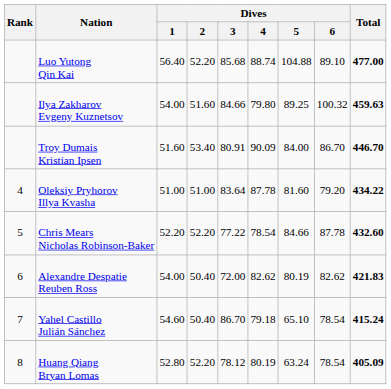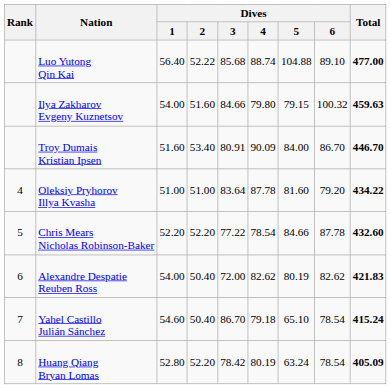(202, 61) 52.20 -> (202, 61) 52.22
(296, 104) 89.25 -> (296, 104) 79.15
(233, 362) 78.12 -> (233, 362) 78.42
